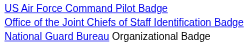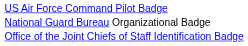rows swapped: (124, 22) <-> (108, 37)
